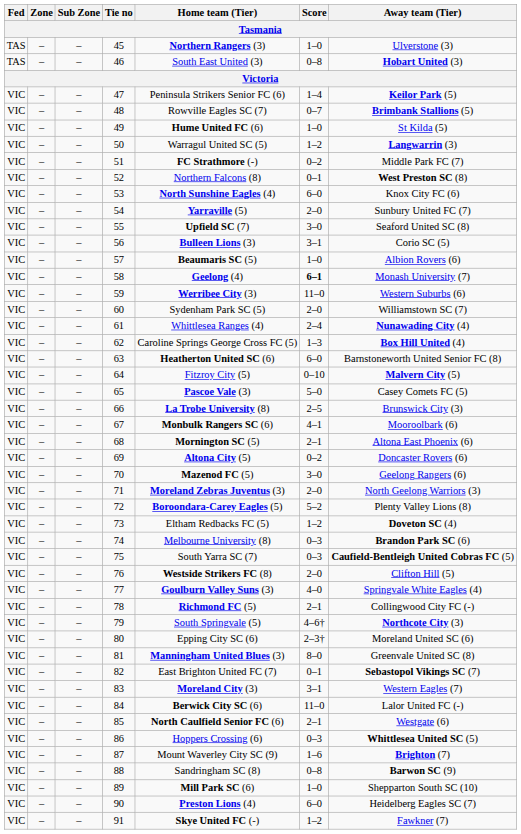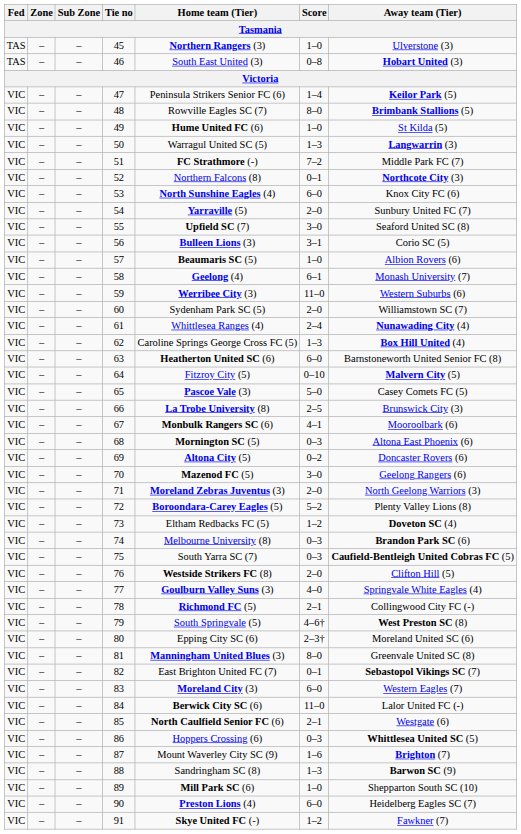(314, 111) 0–7 -> (314, 111) 8–0
(314, 144) 1–2 -> (314, 144) 1–3
(314, 161) 0–2 -> (314, 161) 7–2
(423, 177) West Preston SC (8) -> (423, 177) Northcote City (3)
(314, 276) bold -> (314, 276) normal
(314, 441) 2–1 -> (314, 441) 0–3
(423, 623) Northcote City (3) -> (423, 623) West Preston SC (8)
(314, 688) 3–1 -> (314, 688) 6–0
(314, 771) 0–8 -> (314, 771) 1–3
